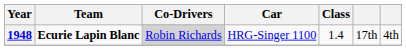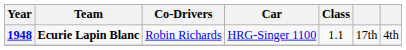(183, 35) lightgrey background -> (183, 35) no background
(336, 35) 1.4 -> (336, 35) 1.1
